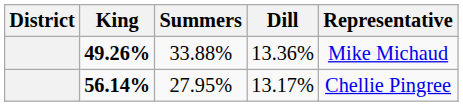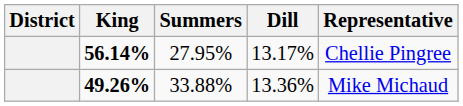rows swapped: (117, 85) <-> (117, 52)
